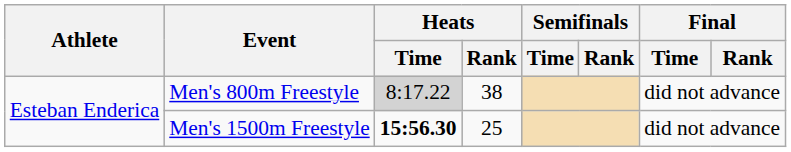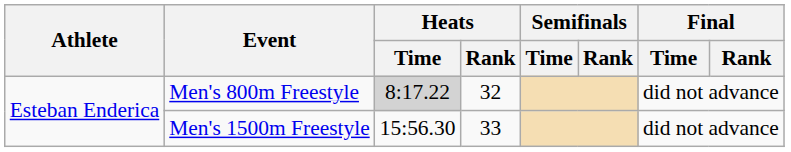(492, 93) 38 -> (490, 93) 32
(418, 128) bold -> (418, 128) normal
(492, 128) 25 -> (490, 128) 33
